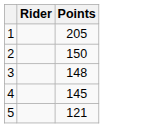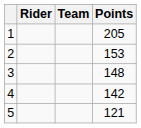+ column: (73, 14)
(77, 53) 150 -> (114, 53) 153
(77, 93) 145 -> (114, 93) 142
